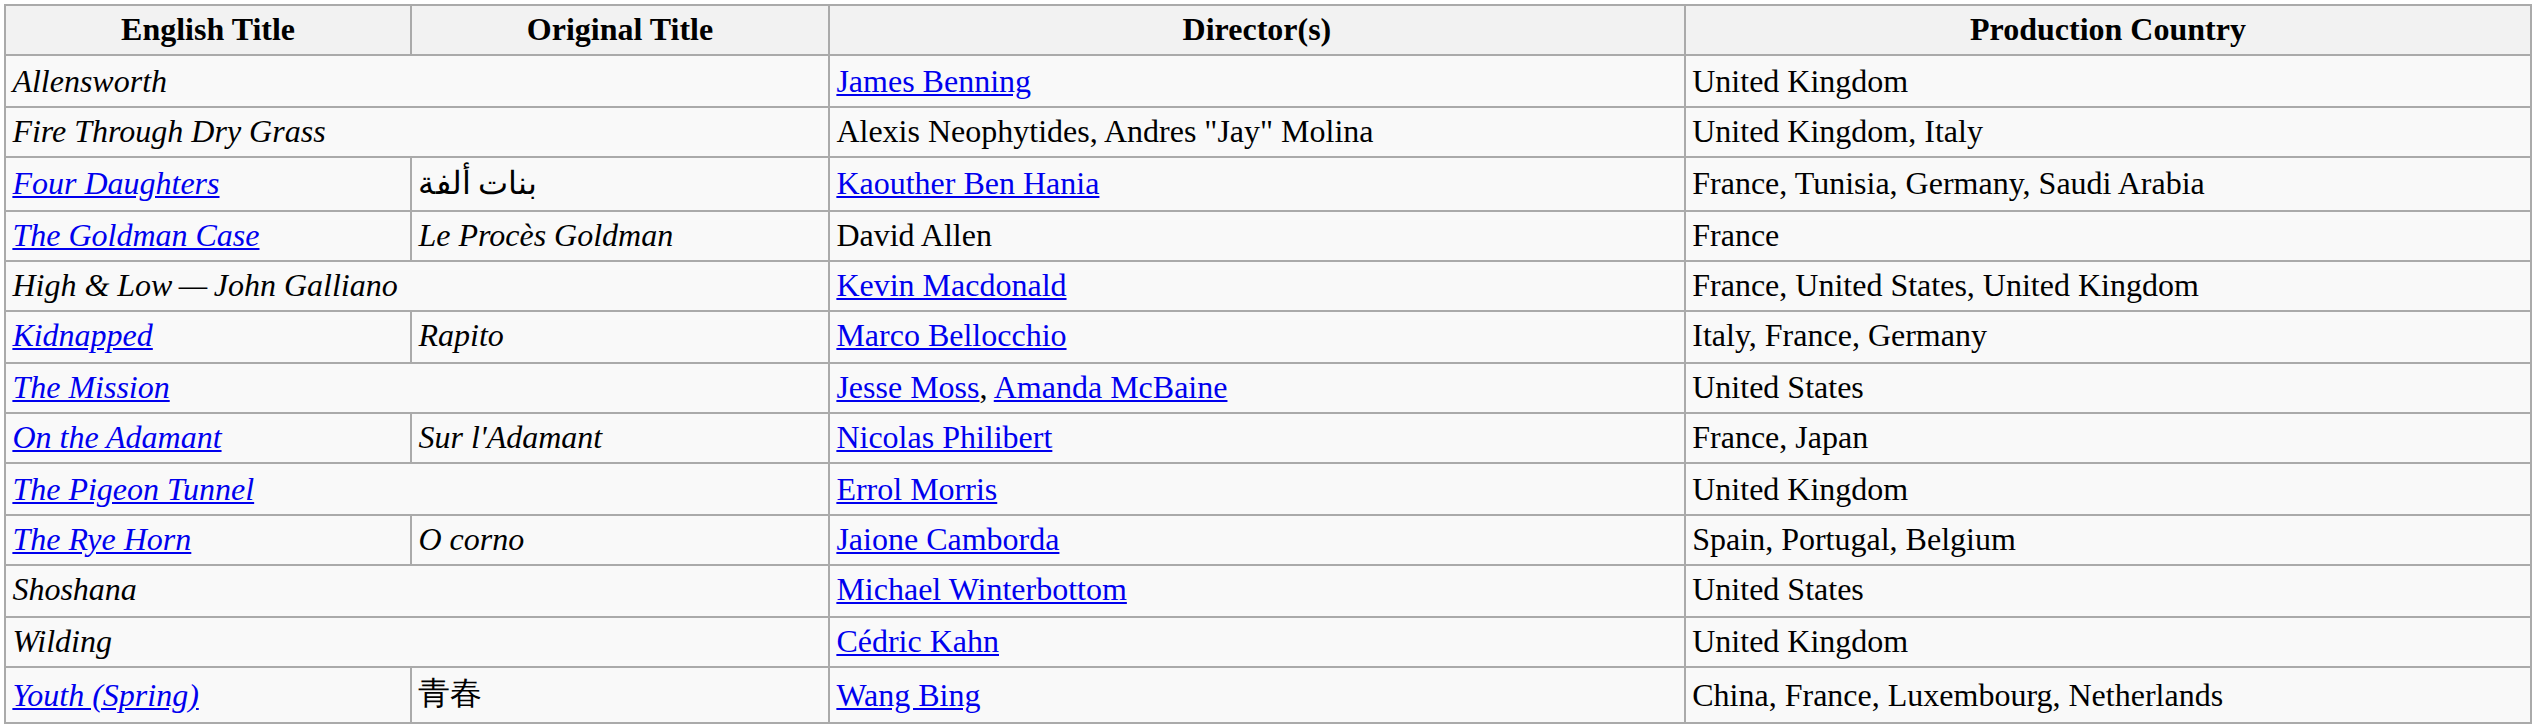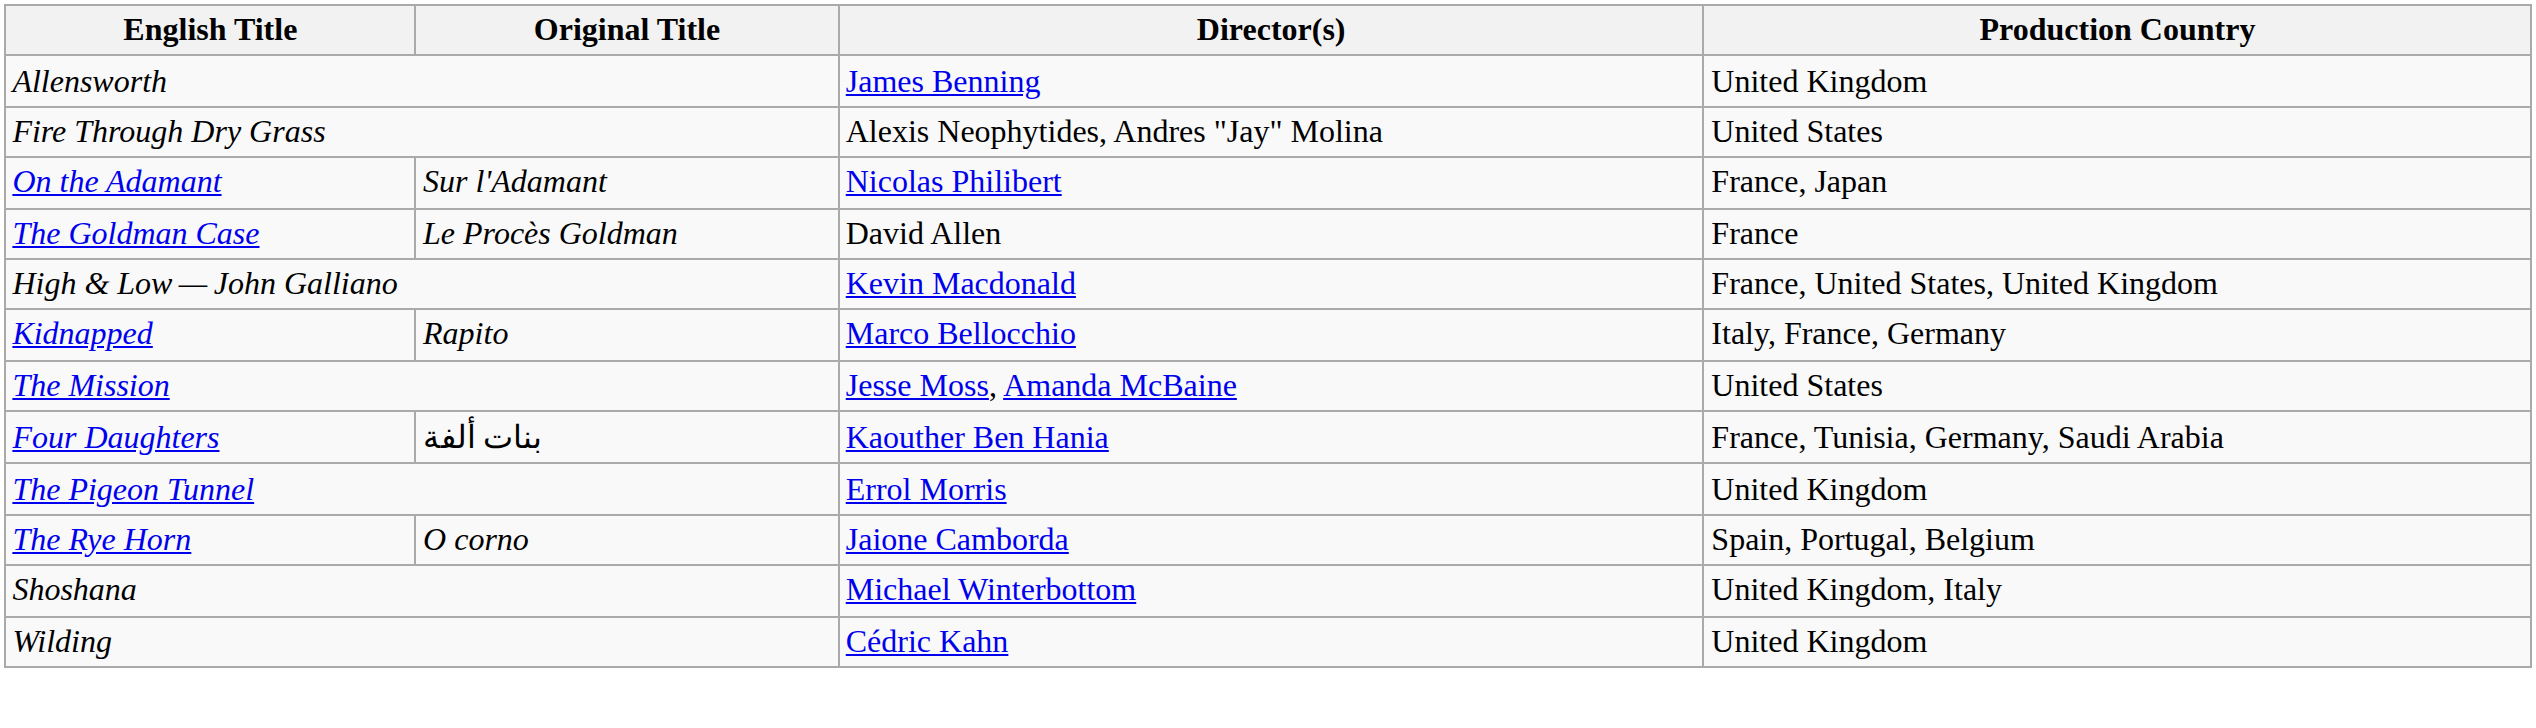(1838, 131) United Kingdom, Italy -> (1797, 131) United States
rows swapped: (116, 183) <-> (117, 437)
(1778, 590) United States -> (1857, 590) United Kingdom, Italy
- row: (106, 694)
